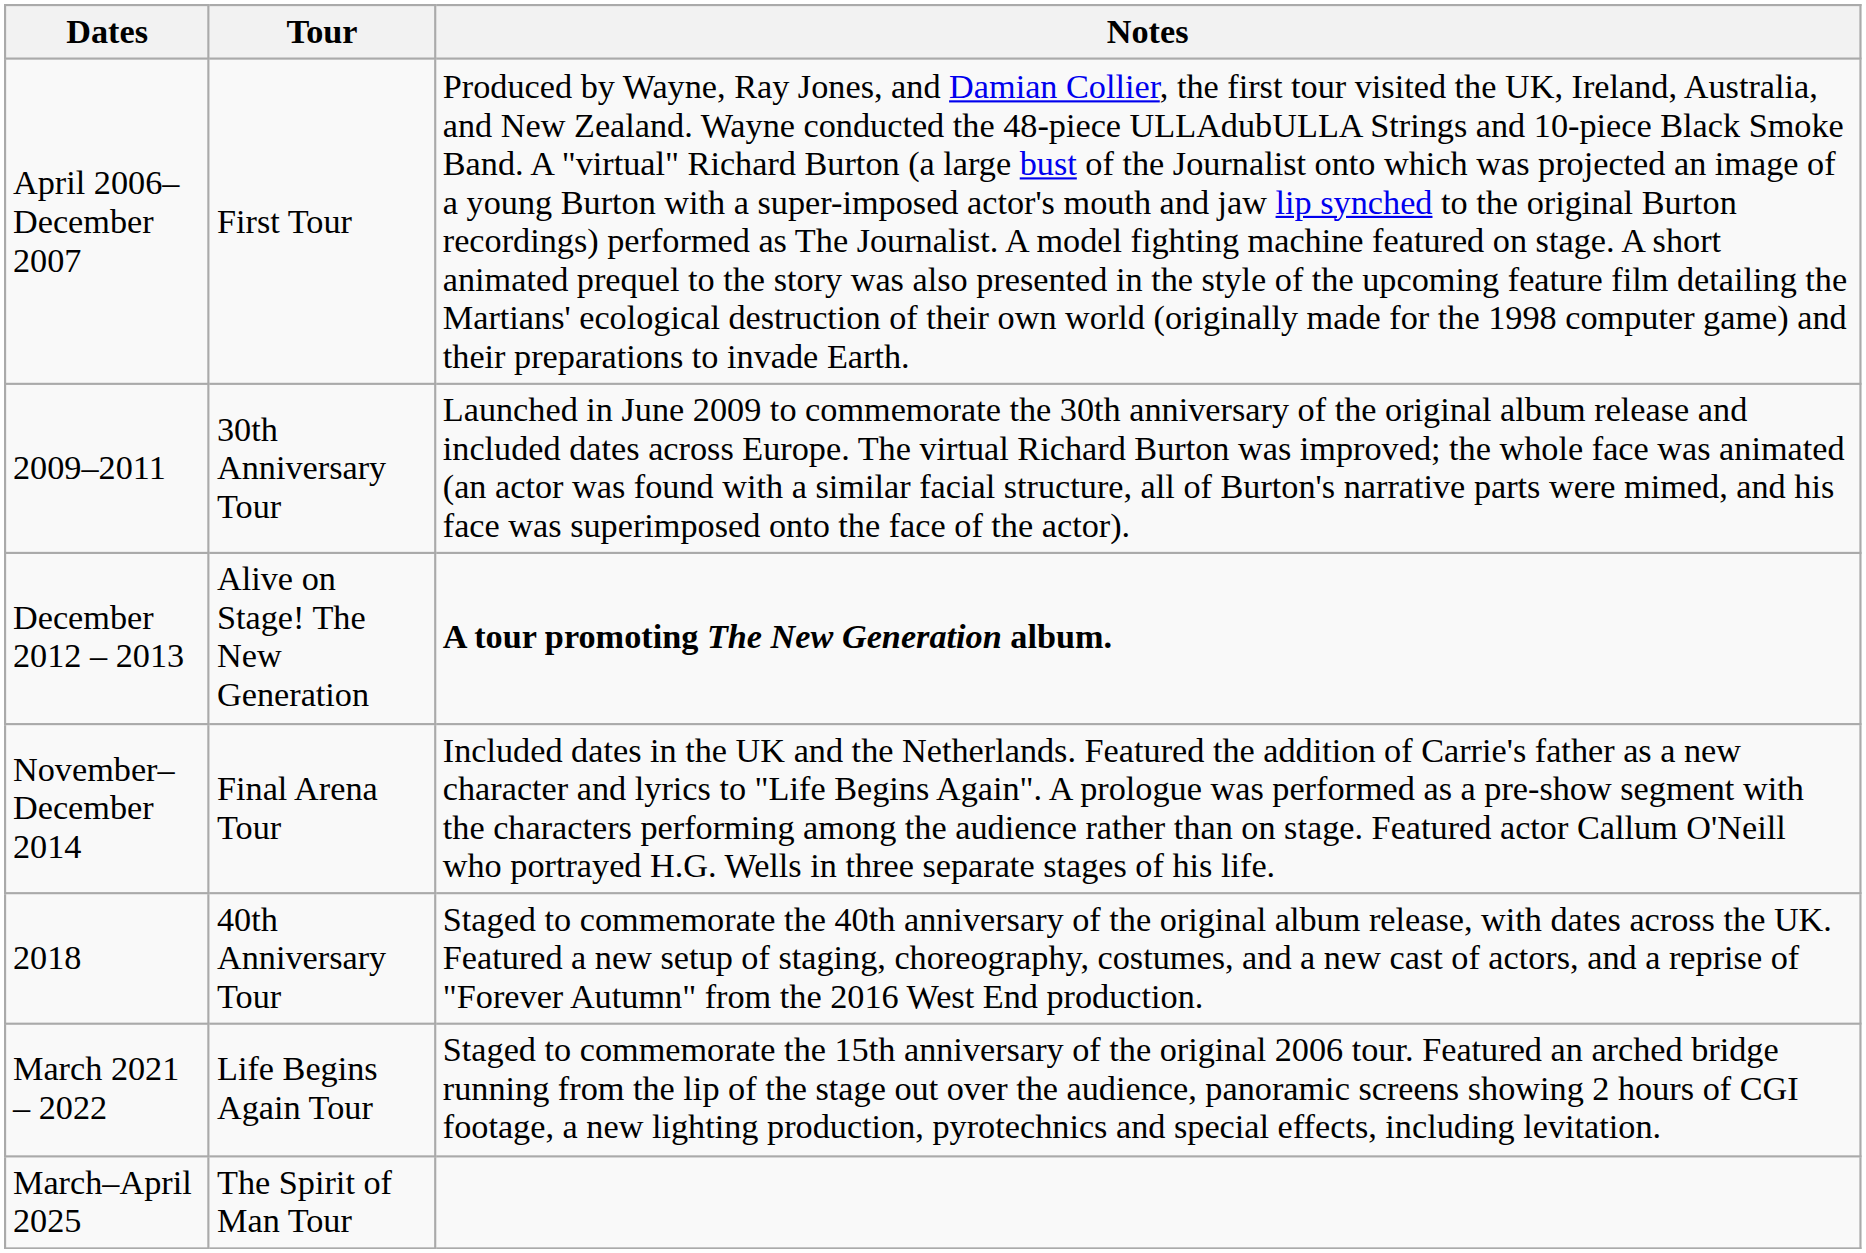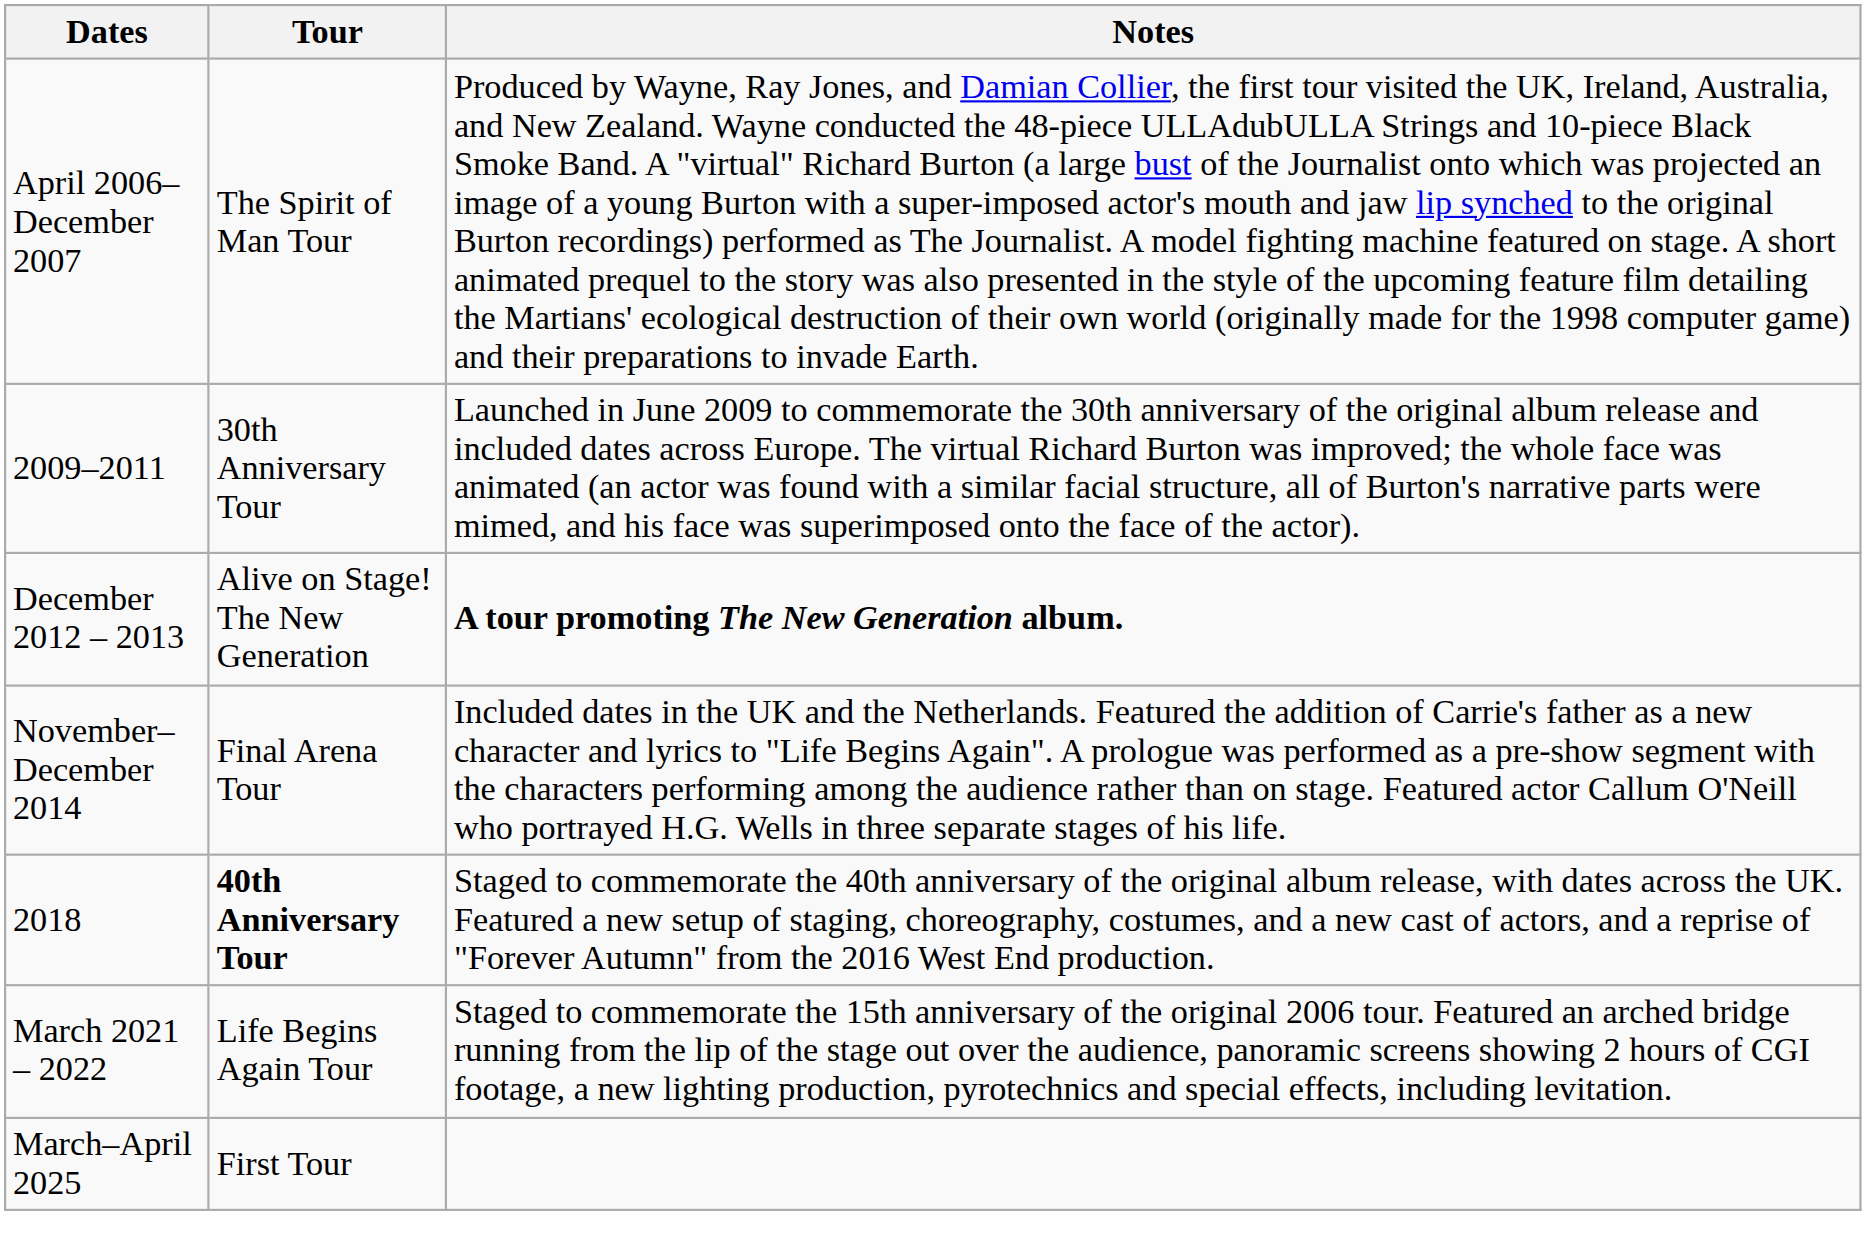(284, 220) First Tour -> (304, 220) The Spirit of Man Tour
(302, 958) normal -> (308, 919) bold
(304, 1201) The Spirit of Man Tour -> (284, 1162) First Tour
